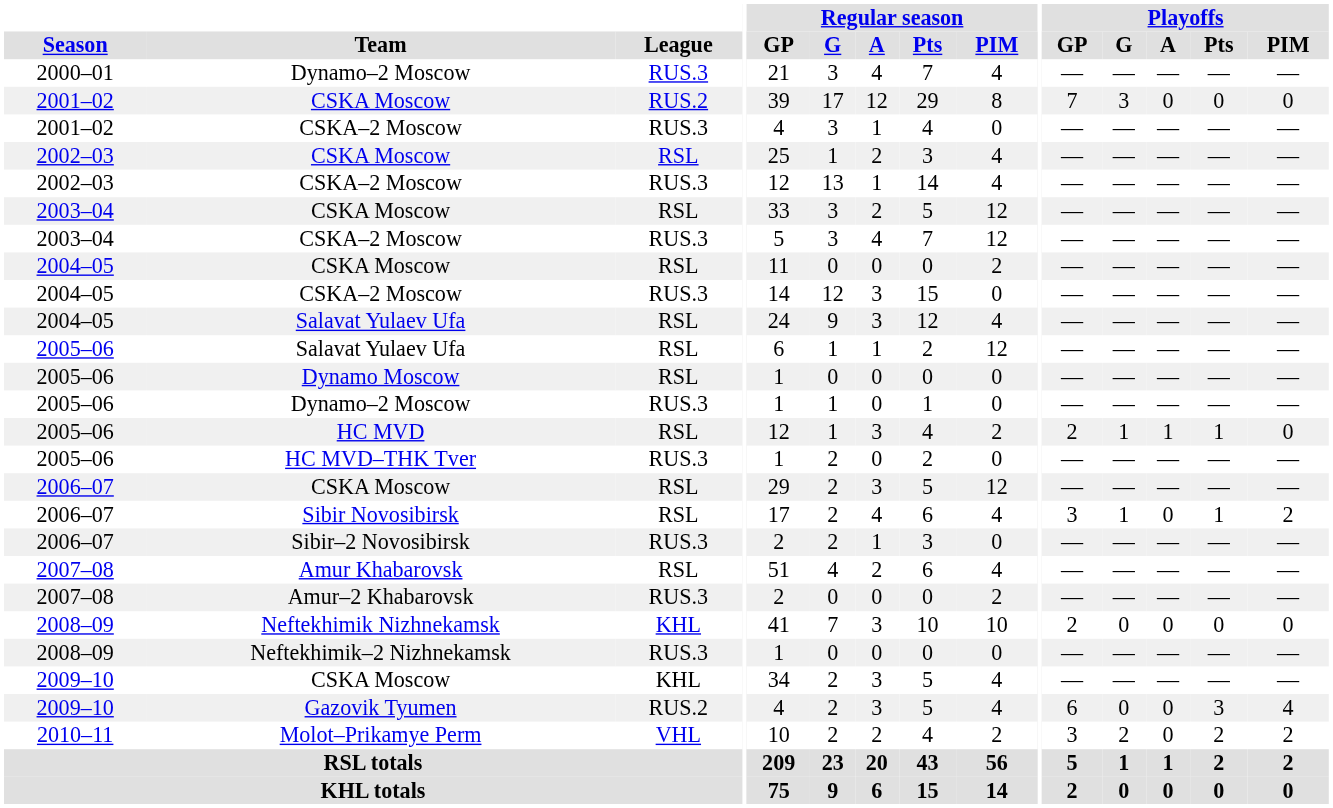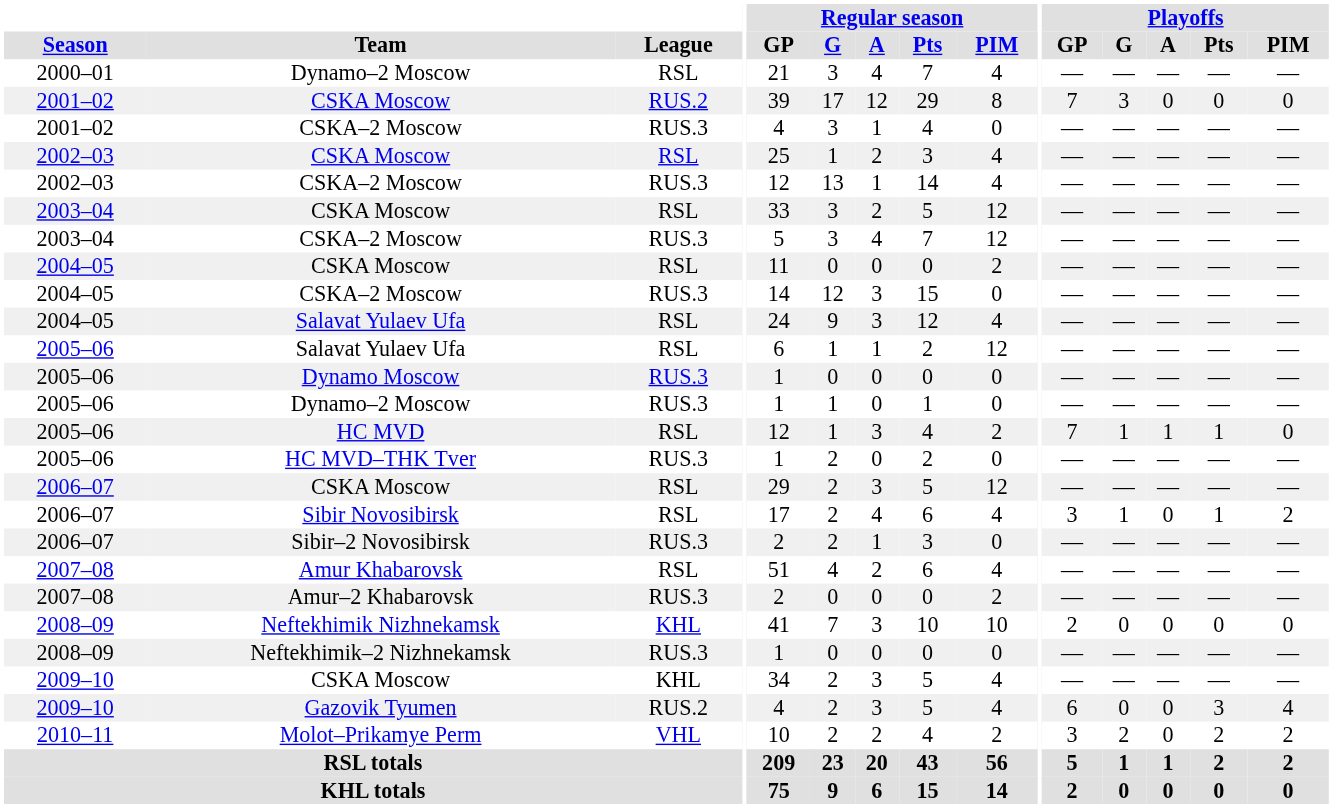(678, 72) RUS.3 -> (678, 72) RSL
(678, 376) RSL -> (678, 376) RUS.3
(1072, 431) 2 -> (1072, 431) 7
